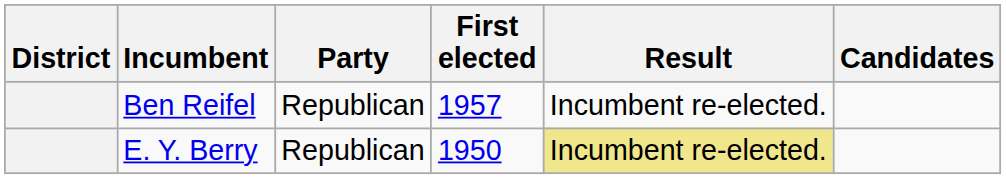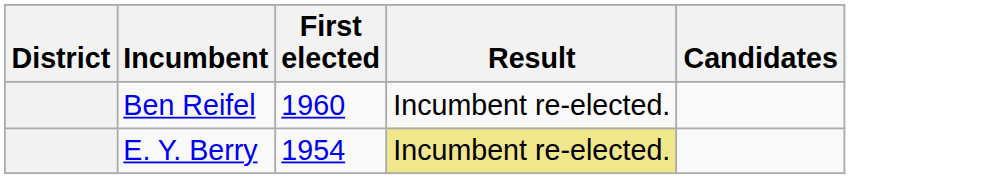- column: (353, 59)
(470, 104) 1957 -> (313, 104) 1960
(470, 150) 1950 -> (313, 150) 1954
